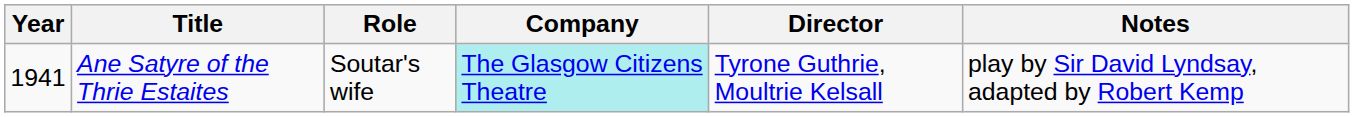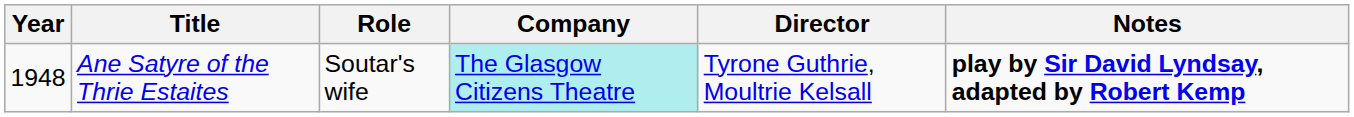(38, 77) 1941 -> (38, 77) 1948
(1113, 77) normal -> (1108, 77) bold
